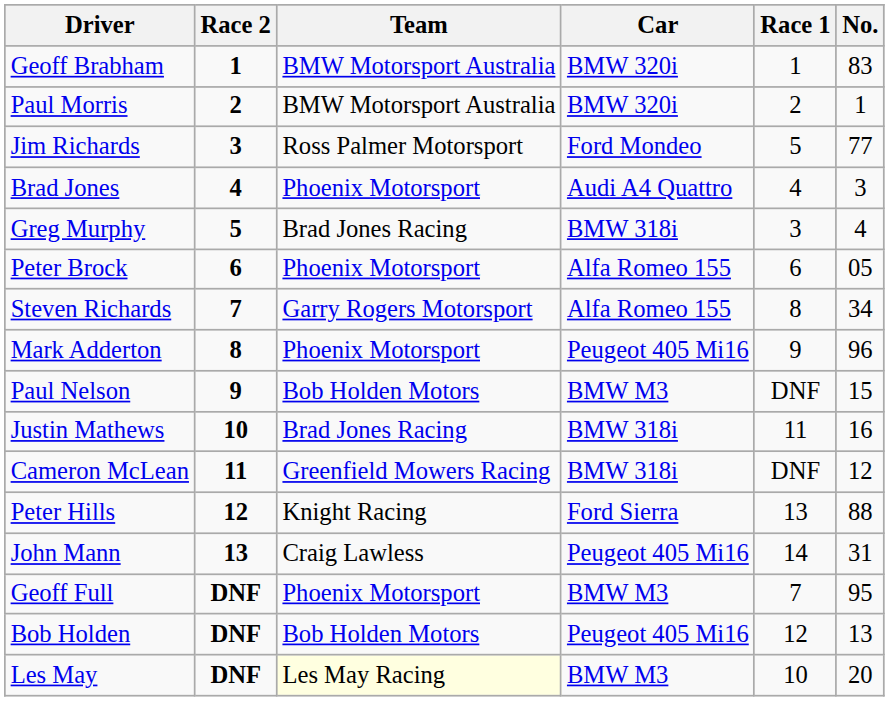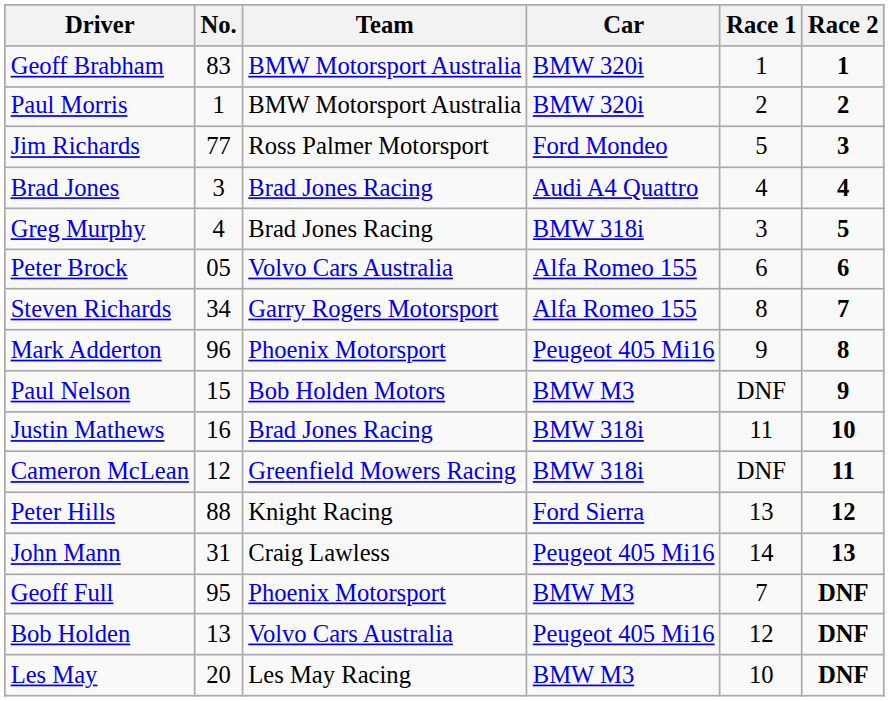columns swapped: (860, 25) <-> (236, 25)
(381, 187) Phoenix Motorsport -> (341, 187) Brad Jones Racing
(381, 268) Phoenix Motorsport -> (351, 268) Volvo Cars Australia
(381, 634) Bob Holden Motors -> (351, 634) Volvo Cars Australia
(364, 674) lightyellow background -> (330, 674) no background
